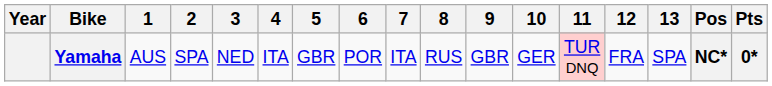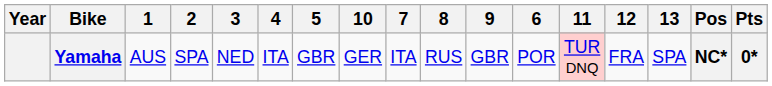columns swapped: (363, 19) <-> (536, 19)
